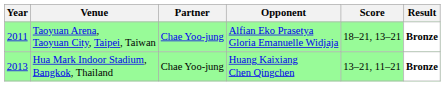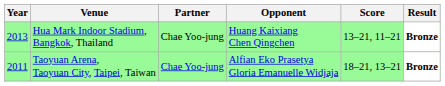rows swapped: (94, 37) <-> (90, 66)
